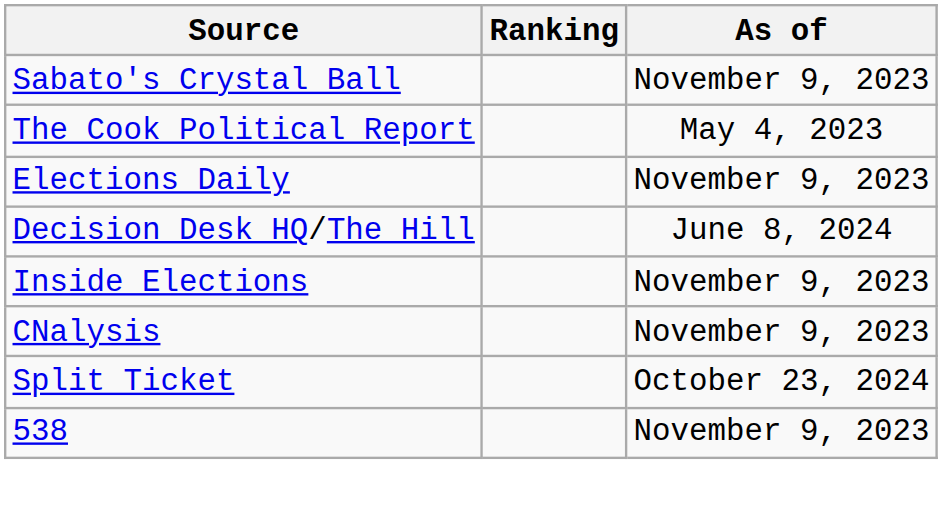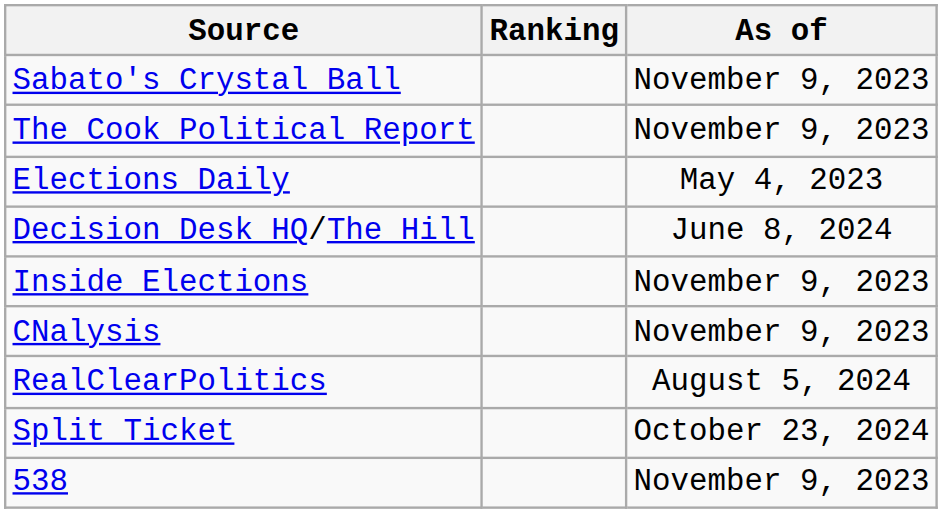(781, 131) May 4, 2023 -> (781, 131) November 9, 2023
(781, 181) November 9, 2023 -> (781, 181) May 4, 2023
+ row: (170, 382)
